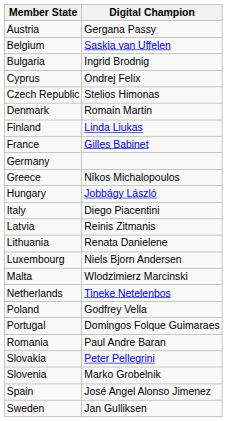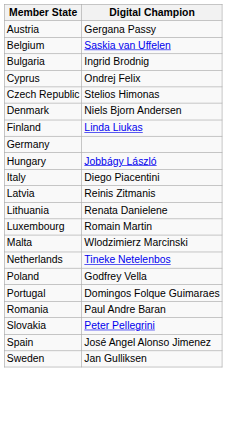(118, 111) Romain Martin -> (133, 111) Niels Bjorn Andersen
- row: (23, 144)
- row: (24, 177)
(133, 260) Niels Bjorn Andersen -> (118, 227) Romain Martin
- row: (27, 375)
